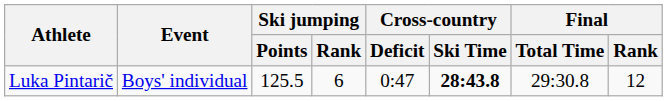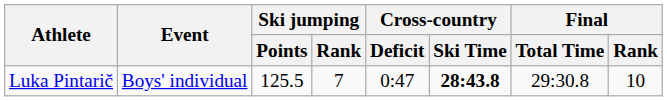(339, 80) 6 -> (339, 80) 7
(636, 80) 12 -> (636, 80) 10
